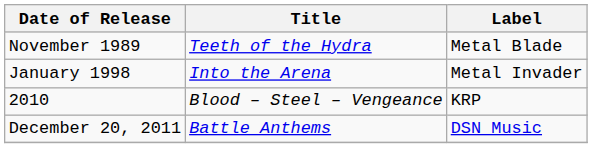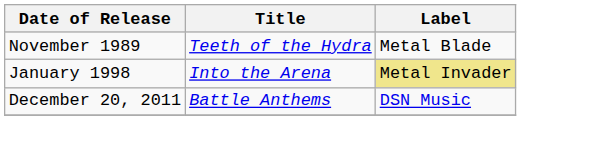(517, 74) no background -> (446, 74) khaki background
- row: (29, 101)
